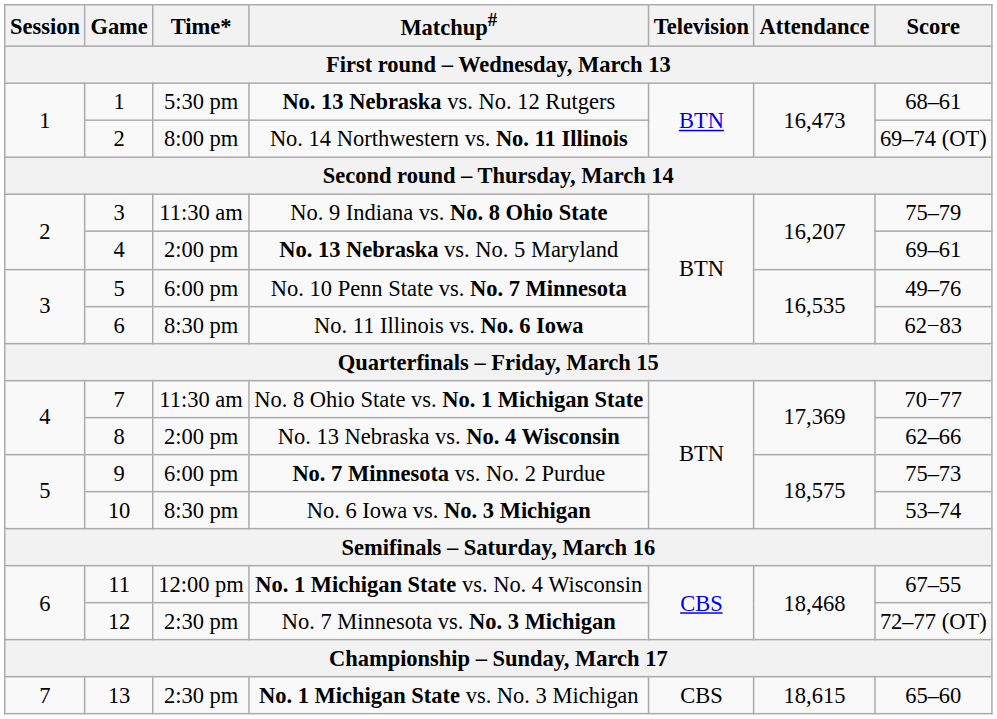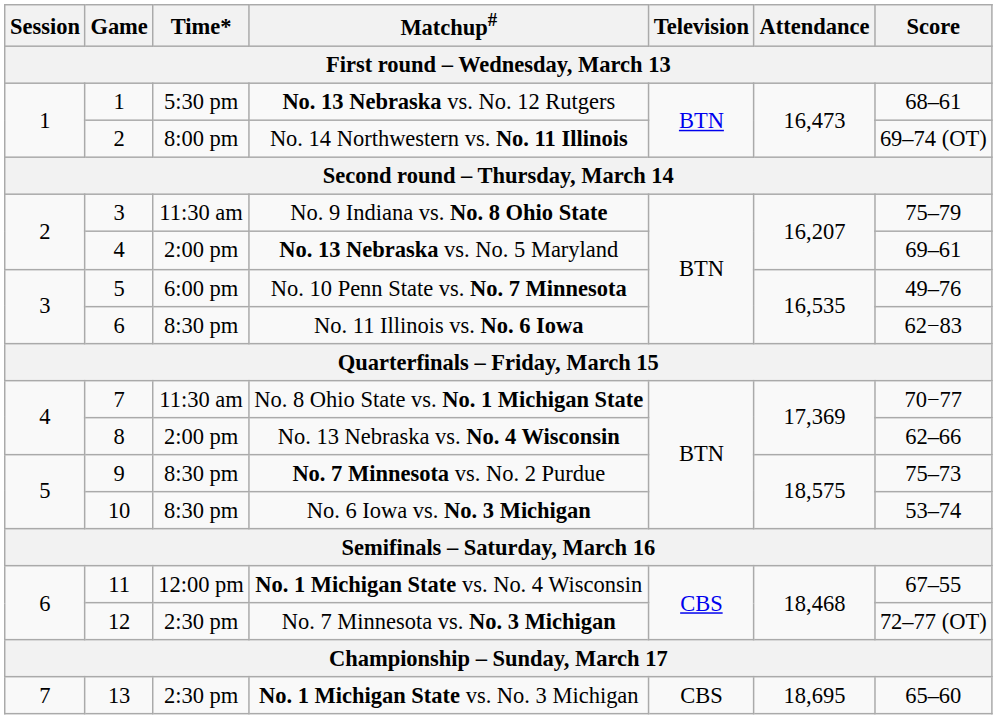(201, 472) 6:00 pm -> (201, 472) 8:30 pm
(814, 695) 18,615 -> (814, 695) 18,695
